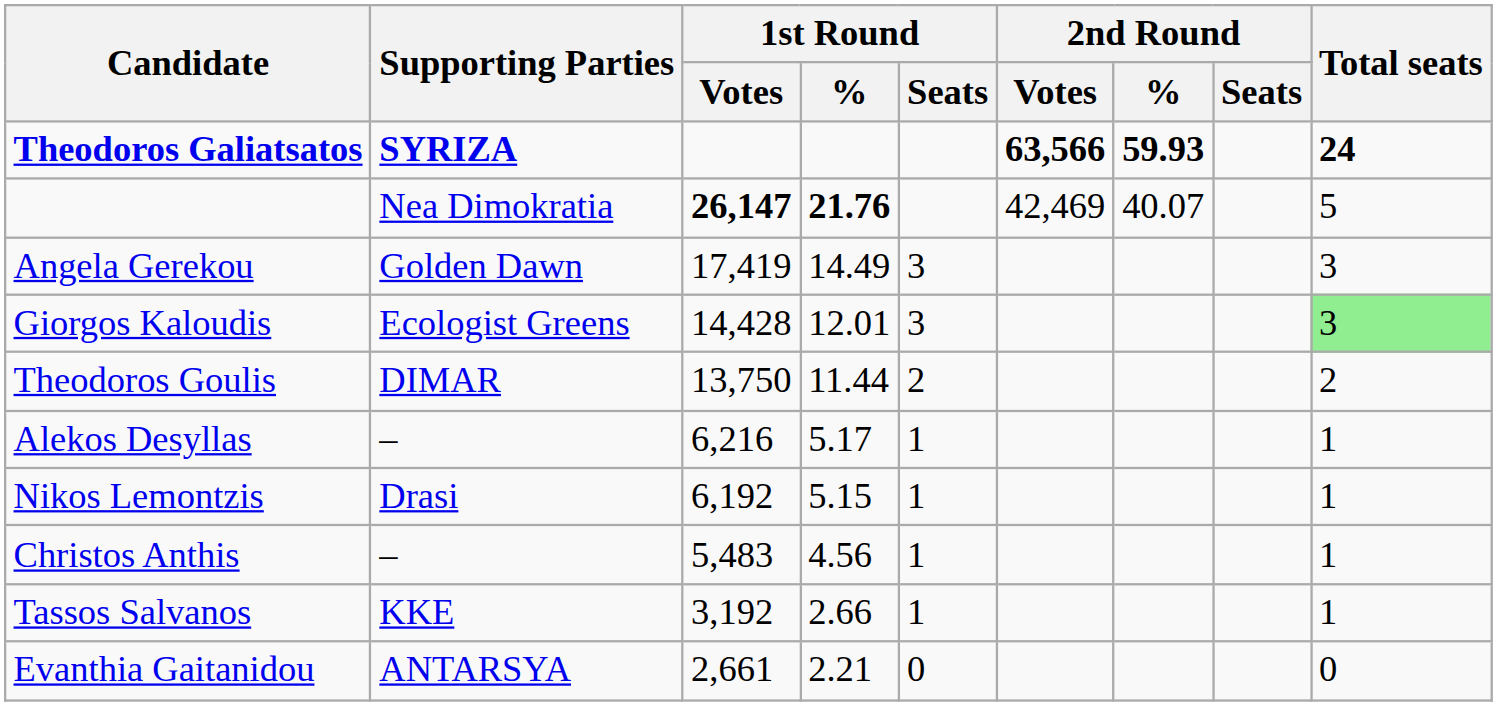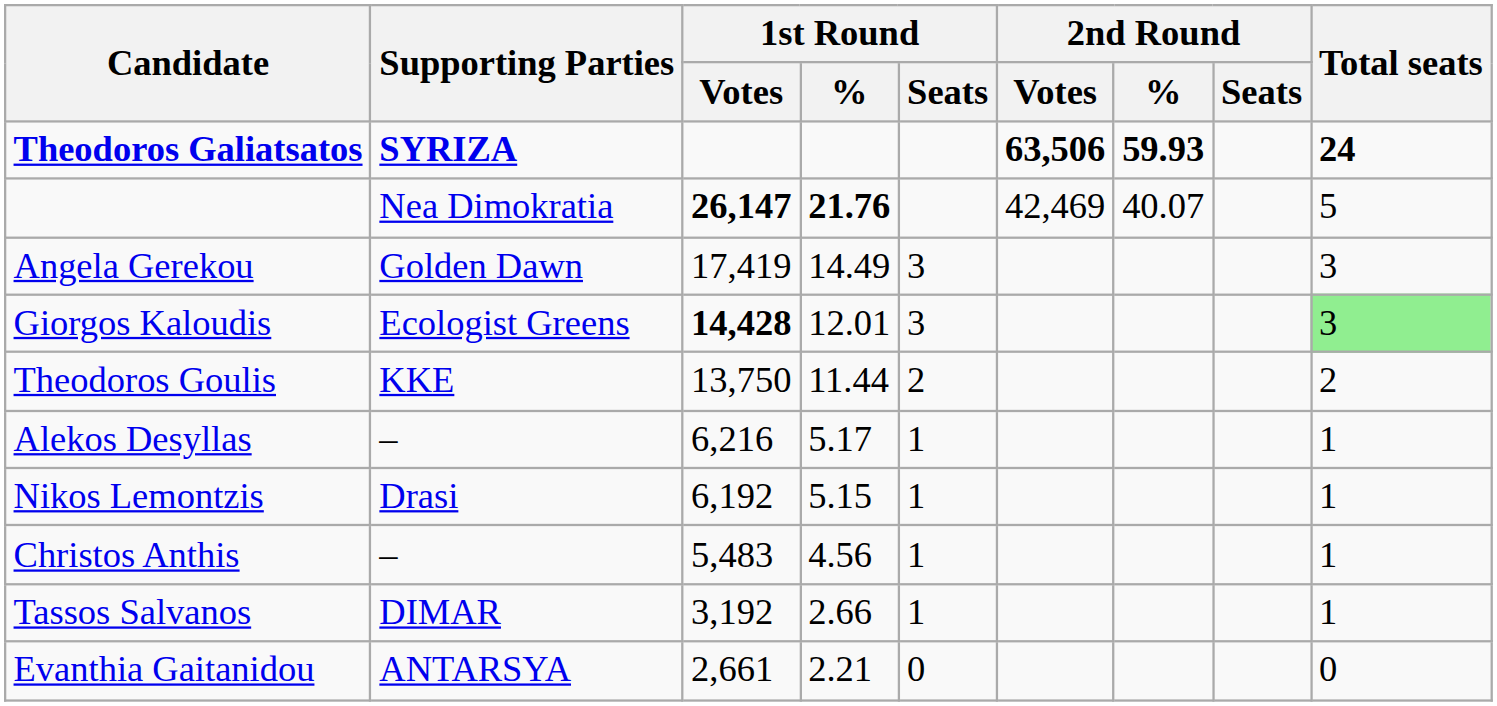(1055, 149) 63,566 -> (1055, 149) 63,506
(741, 322) normal -> (741, 322) bold
(440, 380) DIMAR -> (417, 380) KKE
(417, 611) KKE -> (440, 611) DIMAR
